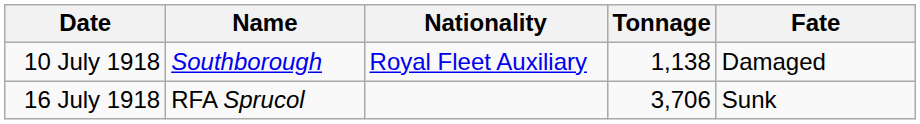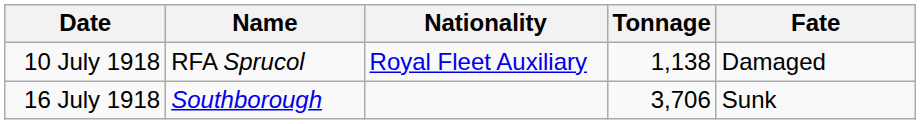(247, 61) Southborough -> (238, 61) RFA Sprucol
(238, 99) RFA Sprucol -> (247, 99) Southborough
